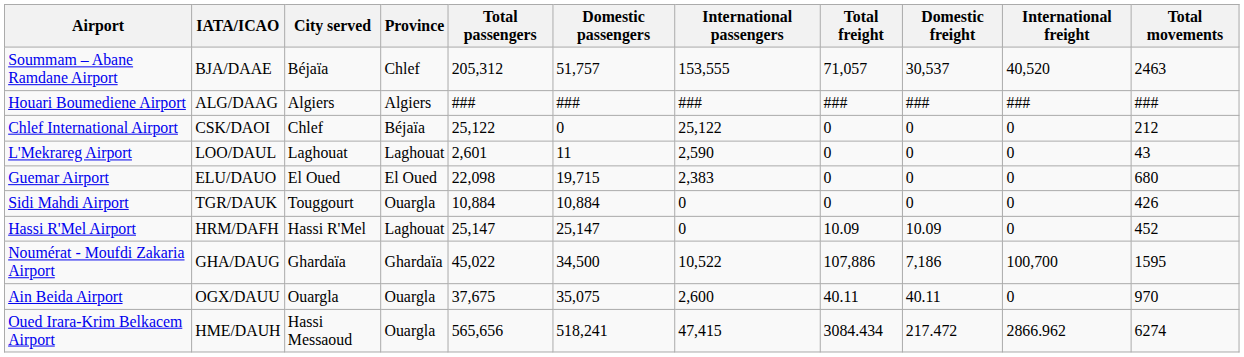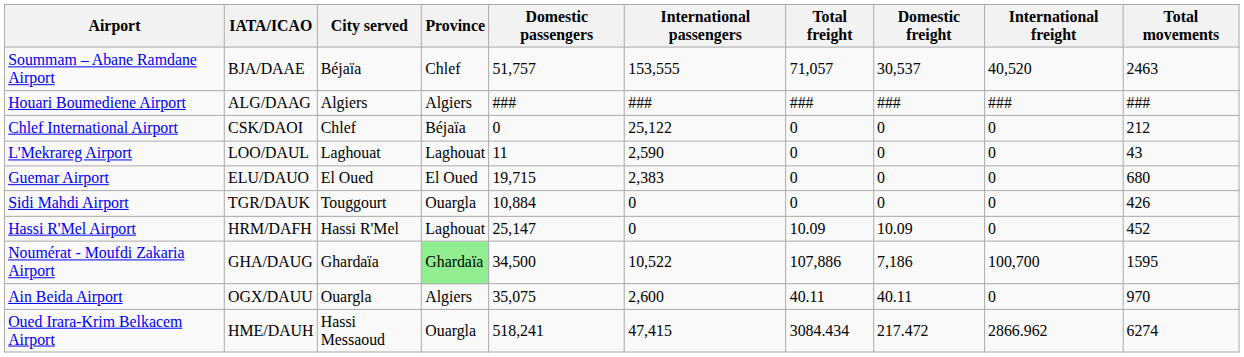- column: (500, 25)
(414, 262) no background -> (454, 262) lightgreen background
(410, 296) Ouargla -> (449, 296) Algiers
